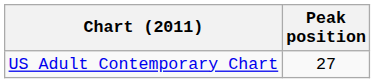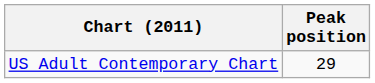(326, 65) 27 -> (326, 65) 29
